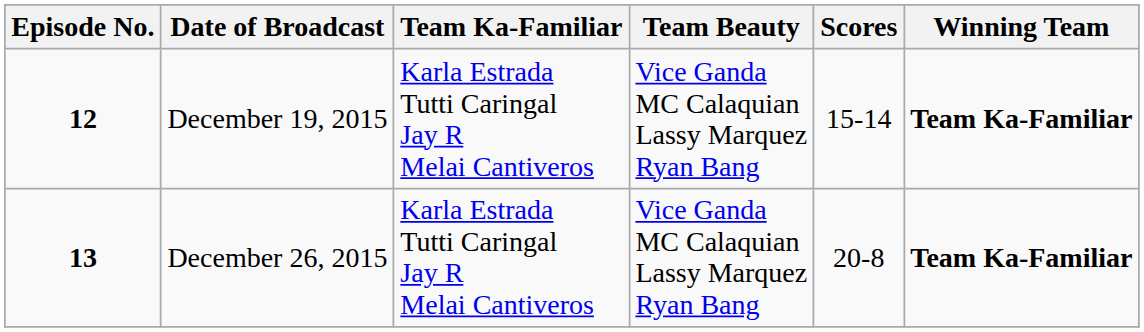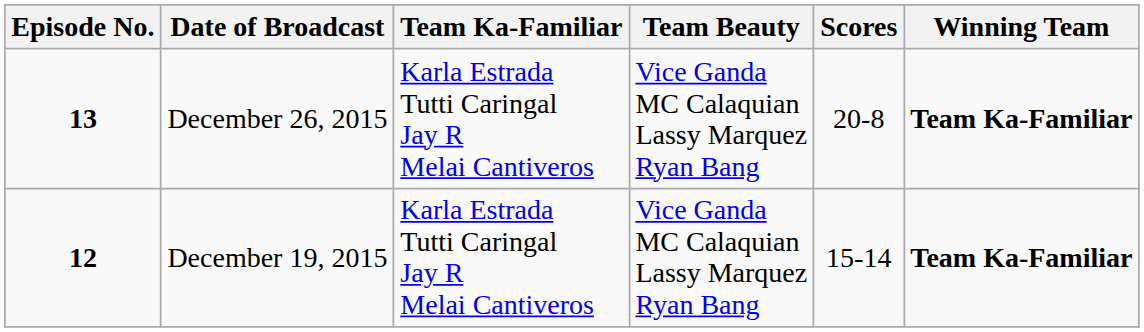rows swapped: (277, 118) <-> (277, 257)
